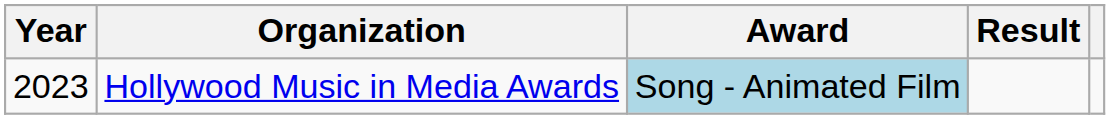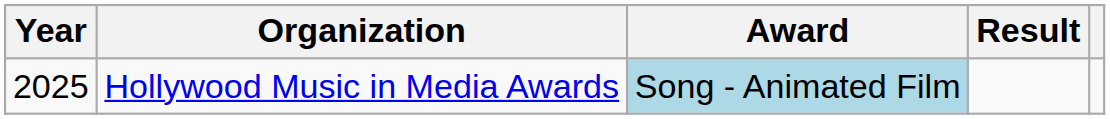(51, 85) 2023 -> (51, 85) 2025
